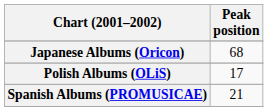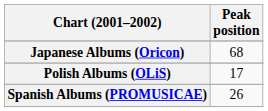(236, 95) 21 -> (236, 95) 26
